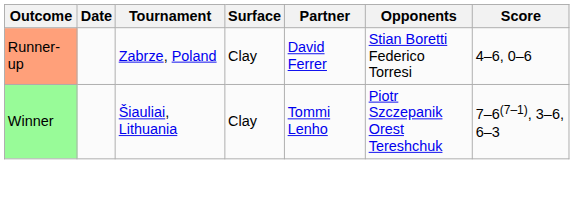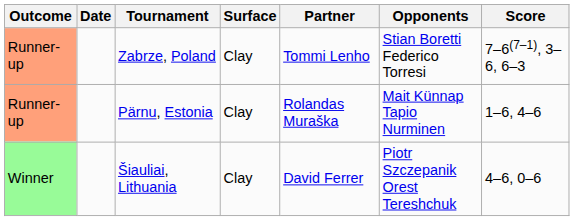(307, 55) David Ferrer -> (326, 55) Tommi Lenho
(504, 55) 4–6, 0–6 -> (523, 55) 7–6(7–1), 3–6, 6–3
+ row: (165, 112)
(309, 121) Tommi Lenho -> (323, 178) David Ferrer
(520, 121) 7–6(7–1), 3–6, 6–3 -> (513, 178) 4–6, 0–6
